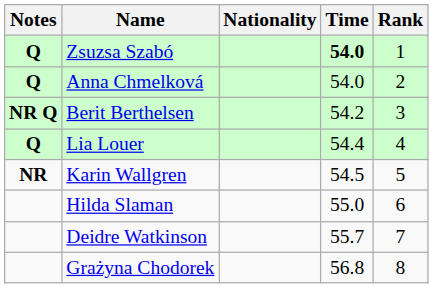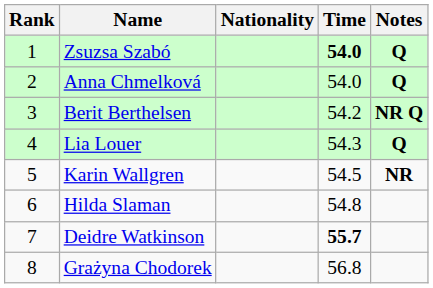columns swapped: (400, 19) <-> (33, 19)
(347, 143) 54.4 -> (344, 143) 54.3
(347, 205) 55.0 -> (344, 205) 54.8
(347, 236) normal -> (344, 236) bold
